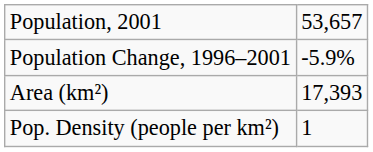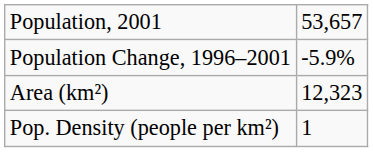(332, 92) 17,393 -> (332, 92) 12,323
